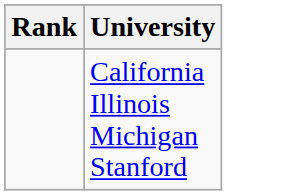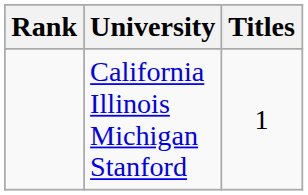+ column: (262, 26)
